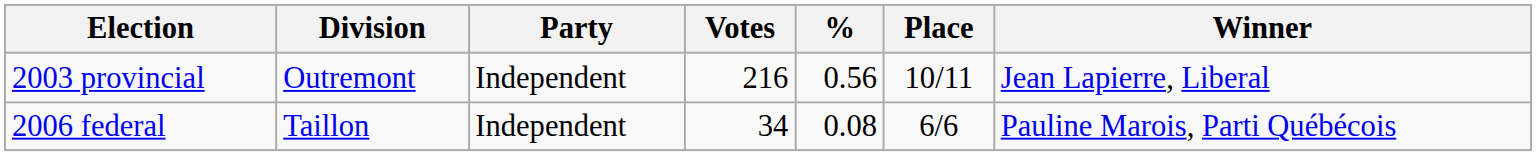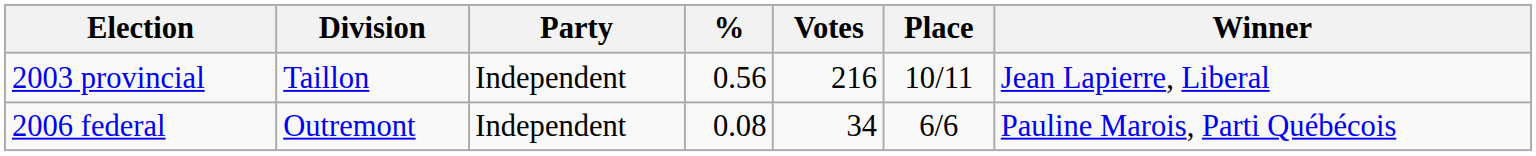columns swapped: (740, 28) <-> (840, 28)
(349, 77) Outremont -> (326, 77) Taillon
(326, 125) Taillon -> (349, 125) Outremont
